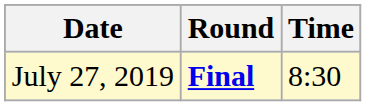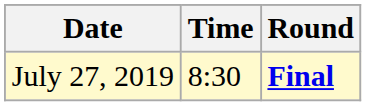columns swapped: (321, 28) <-> (231, 28)
